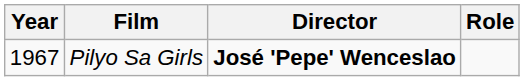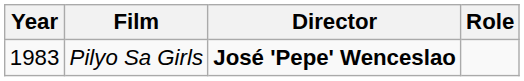(35, 57) 1967 -> (35, 57) 1983
